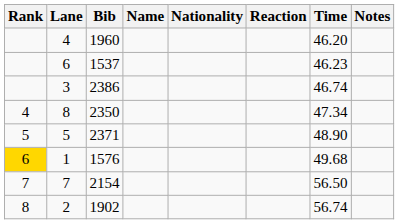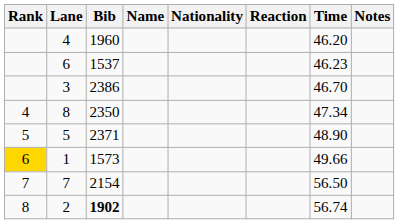(331, 87) 46.74 -> (331, 87) 46.70
(105, 159) 1576 -> (105, 159) 1573
(331, 159) 49.68 -> (331, 159) 49.66
(105, 207) normal -> (105, 207) bold
